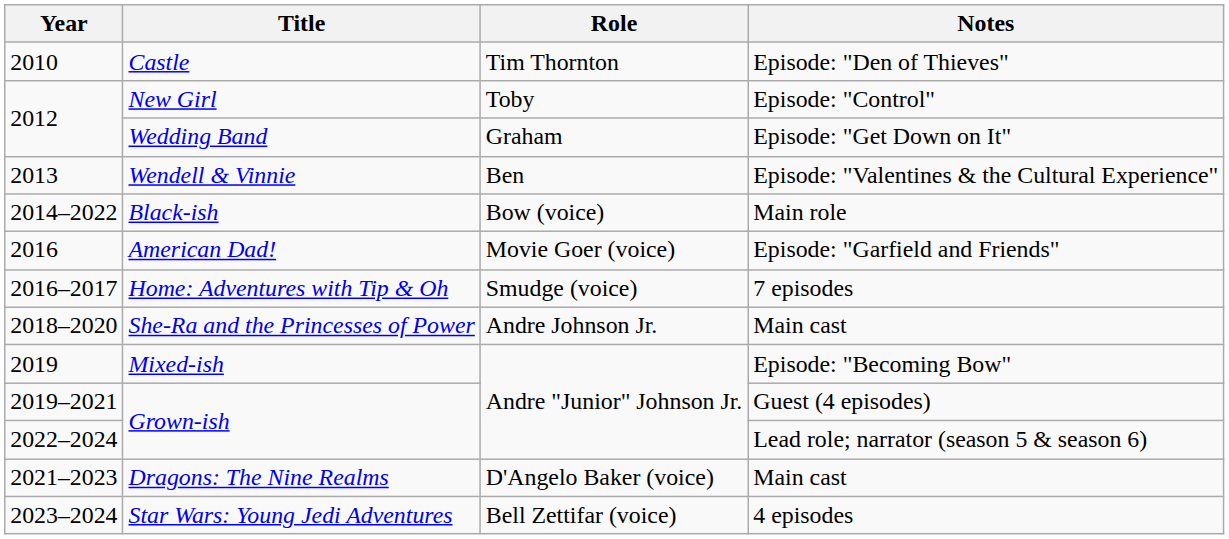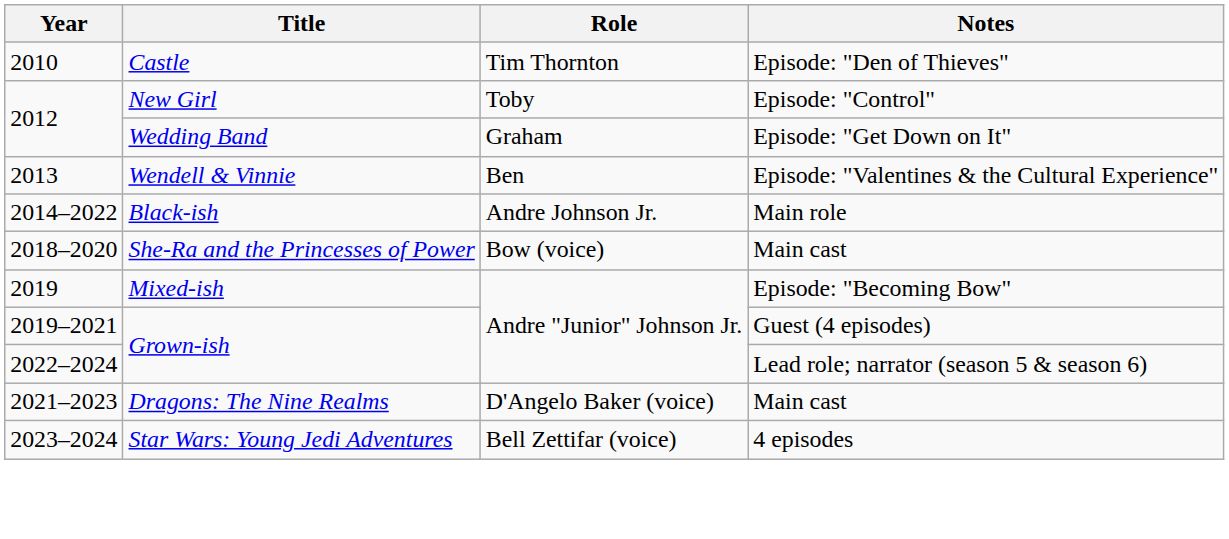(545, 212) Bow (voice) -> (572, 212) Andre Johnson Jr.
- row: (202, 250)
- row: (288, 288)
(572, 325) Andre Johnson Jr. -> (545, 250) Bow (voice)
